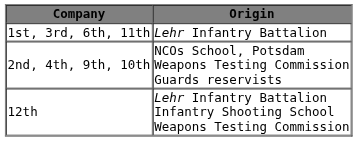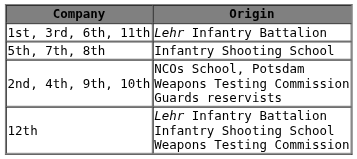+ row: (56, 51)
